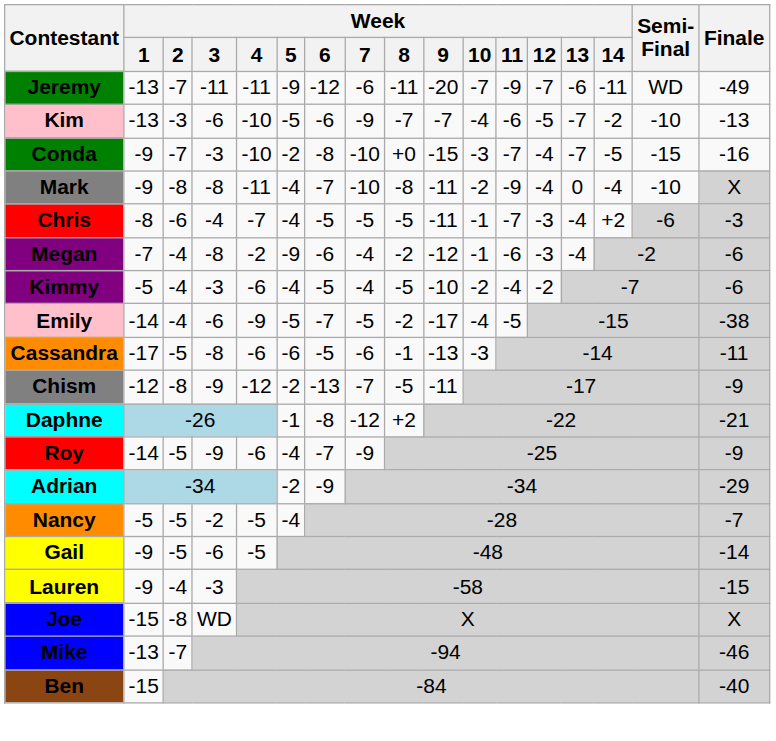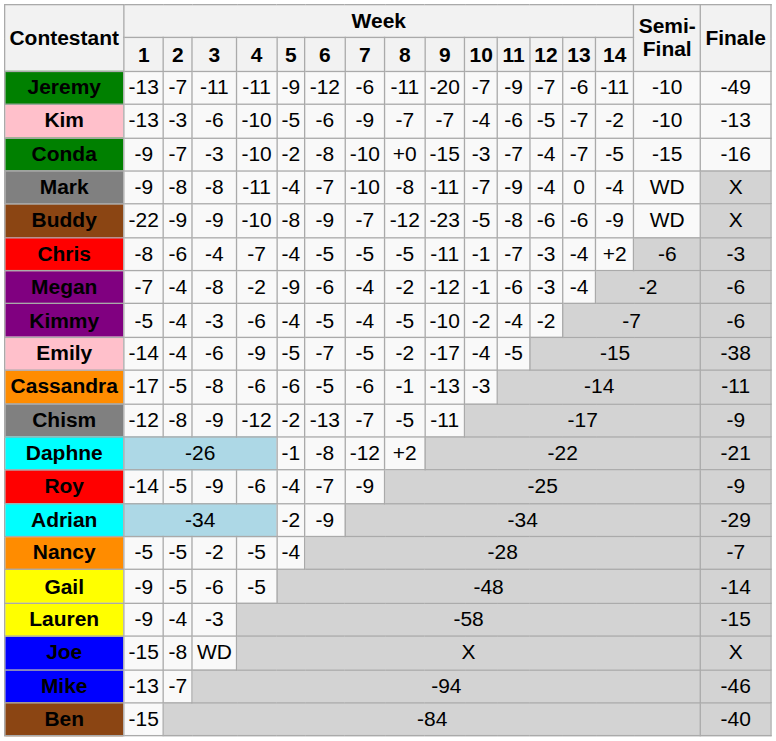(666, 87) WD -> (667, 87) -10
(480, 187) -2 -> (481, 187) -7
(666, 187) -10 -> (667, 187) WD
+ row: (64, 220)
